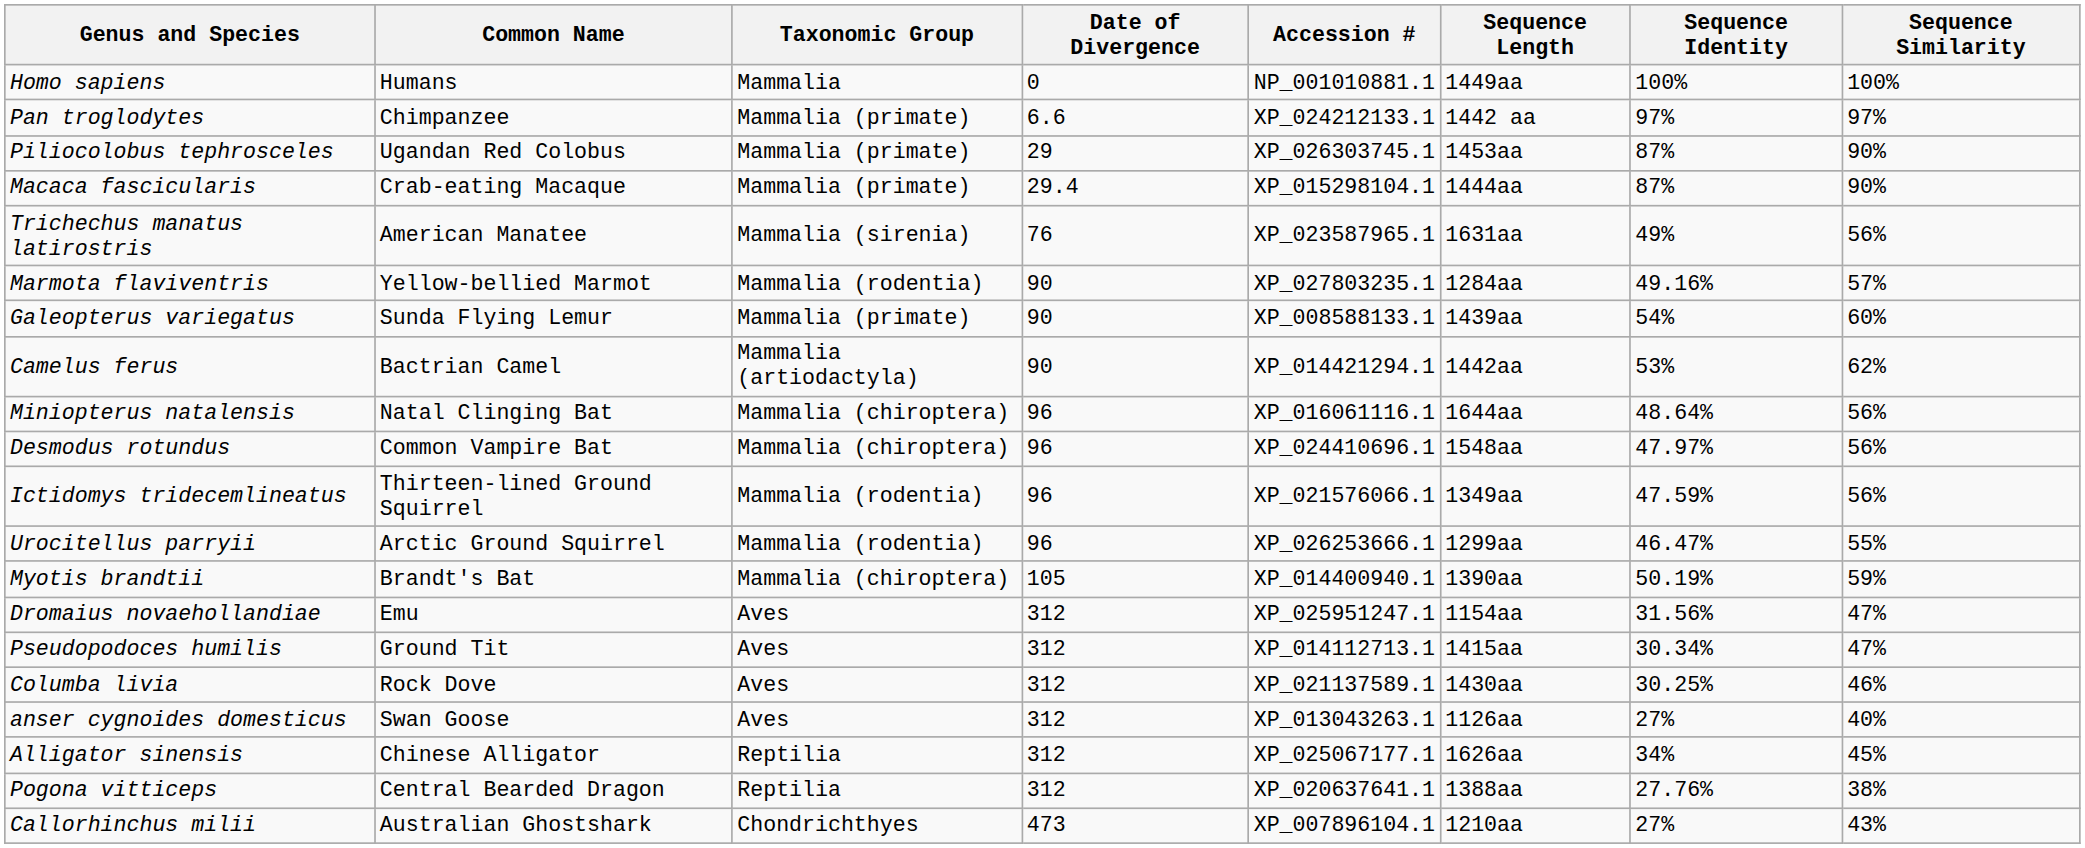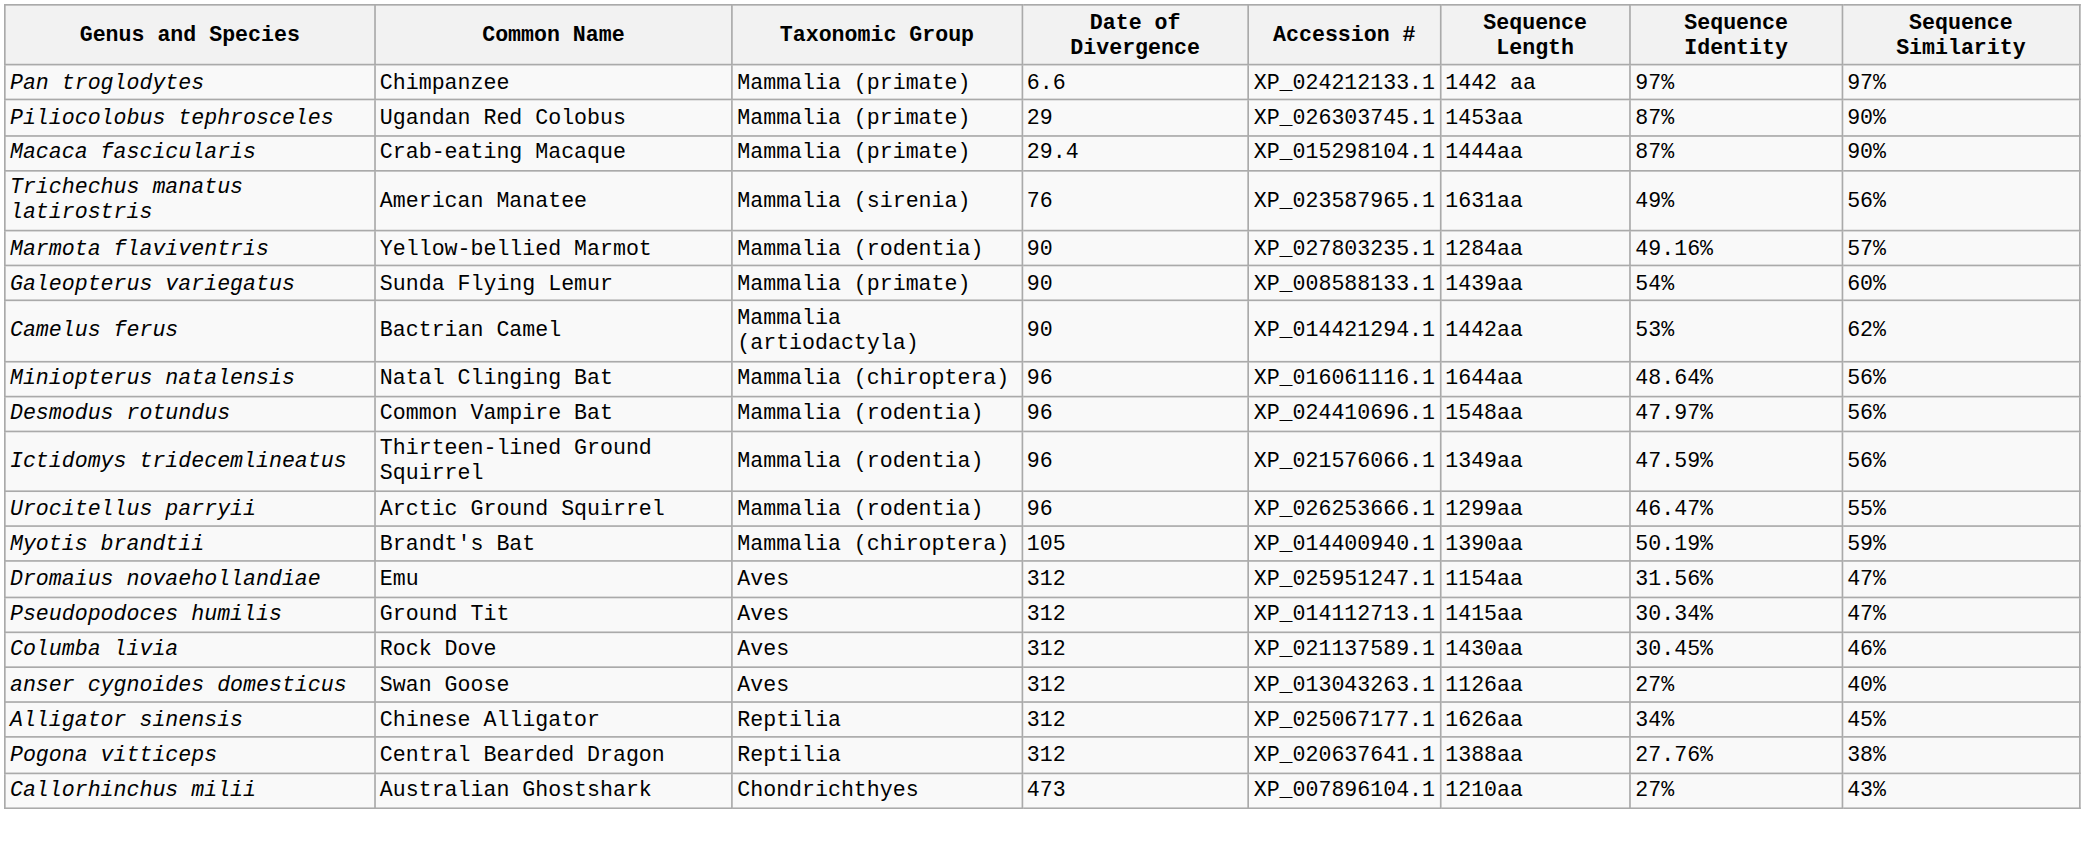- row: (88, 82)
(873, 449) Mammalia (chiroptera) -> (860, 414) Mammalia (rodentia)
(1674, 685) 30.25% -> (1674, 650) 30.45%
